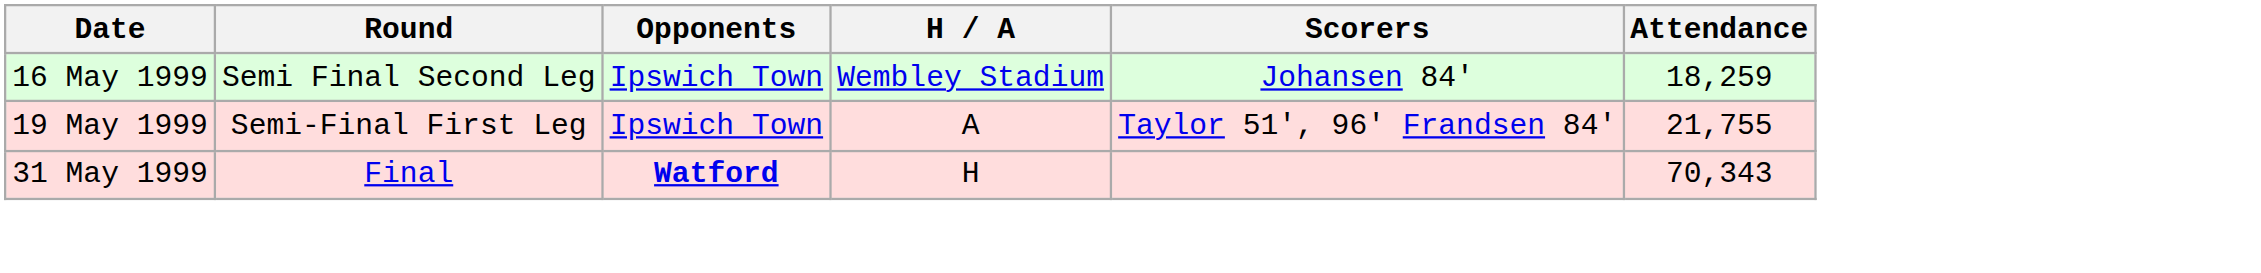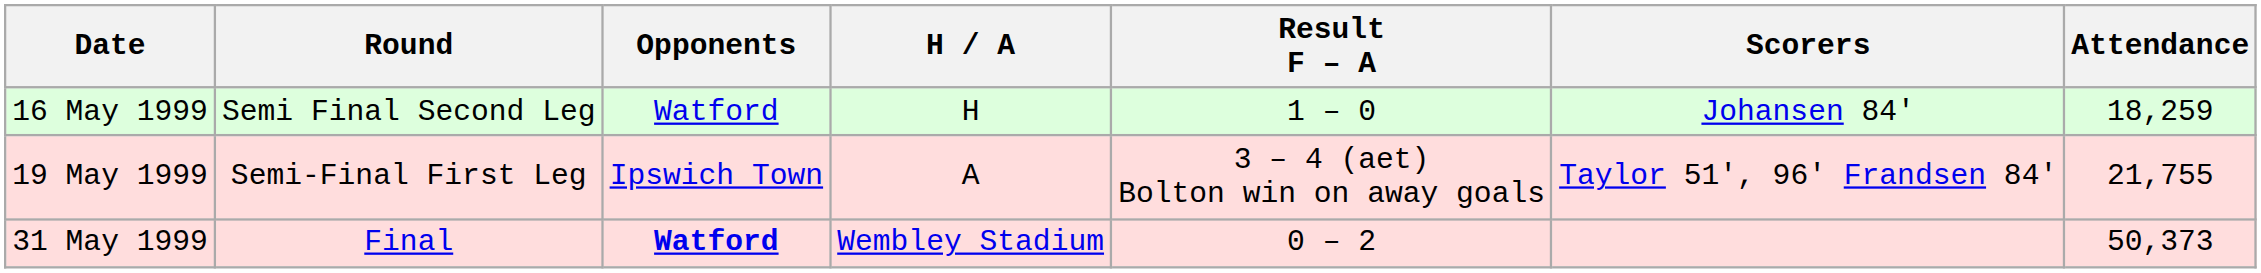+ column: (1332, 46)
(716, 78) Ipswich Town -> (716, 112) Watford
(971, 78) Wembley Stadium -> (971, 112) H
(971, 174) H -> (971, 243) Wembley Stadium
(1719, 174) 70,343 -> (2160, 243) 50,373
